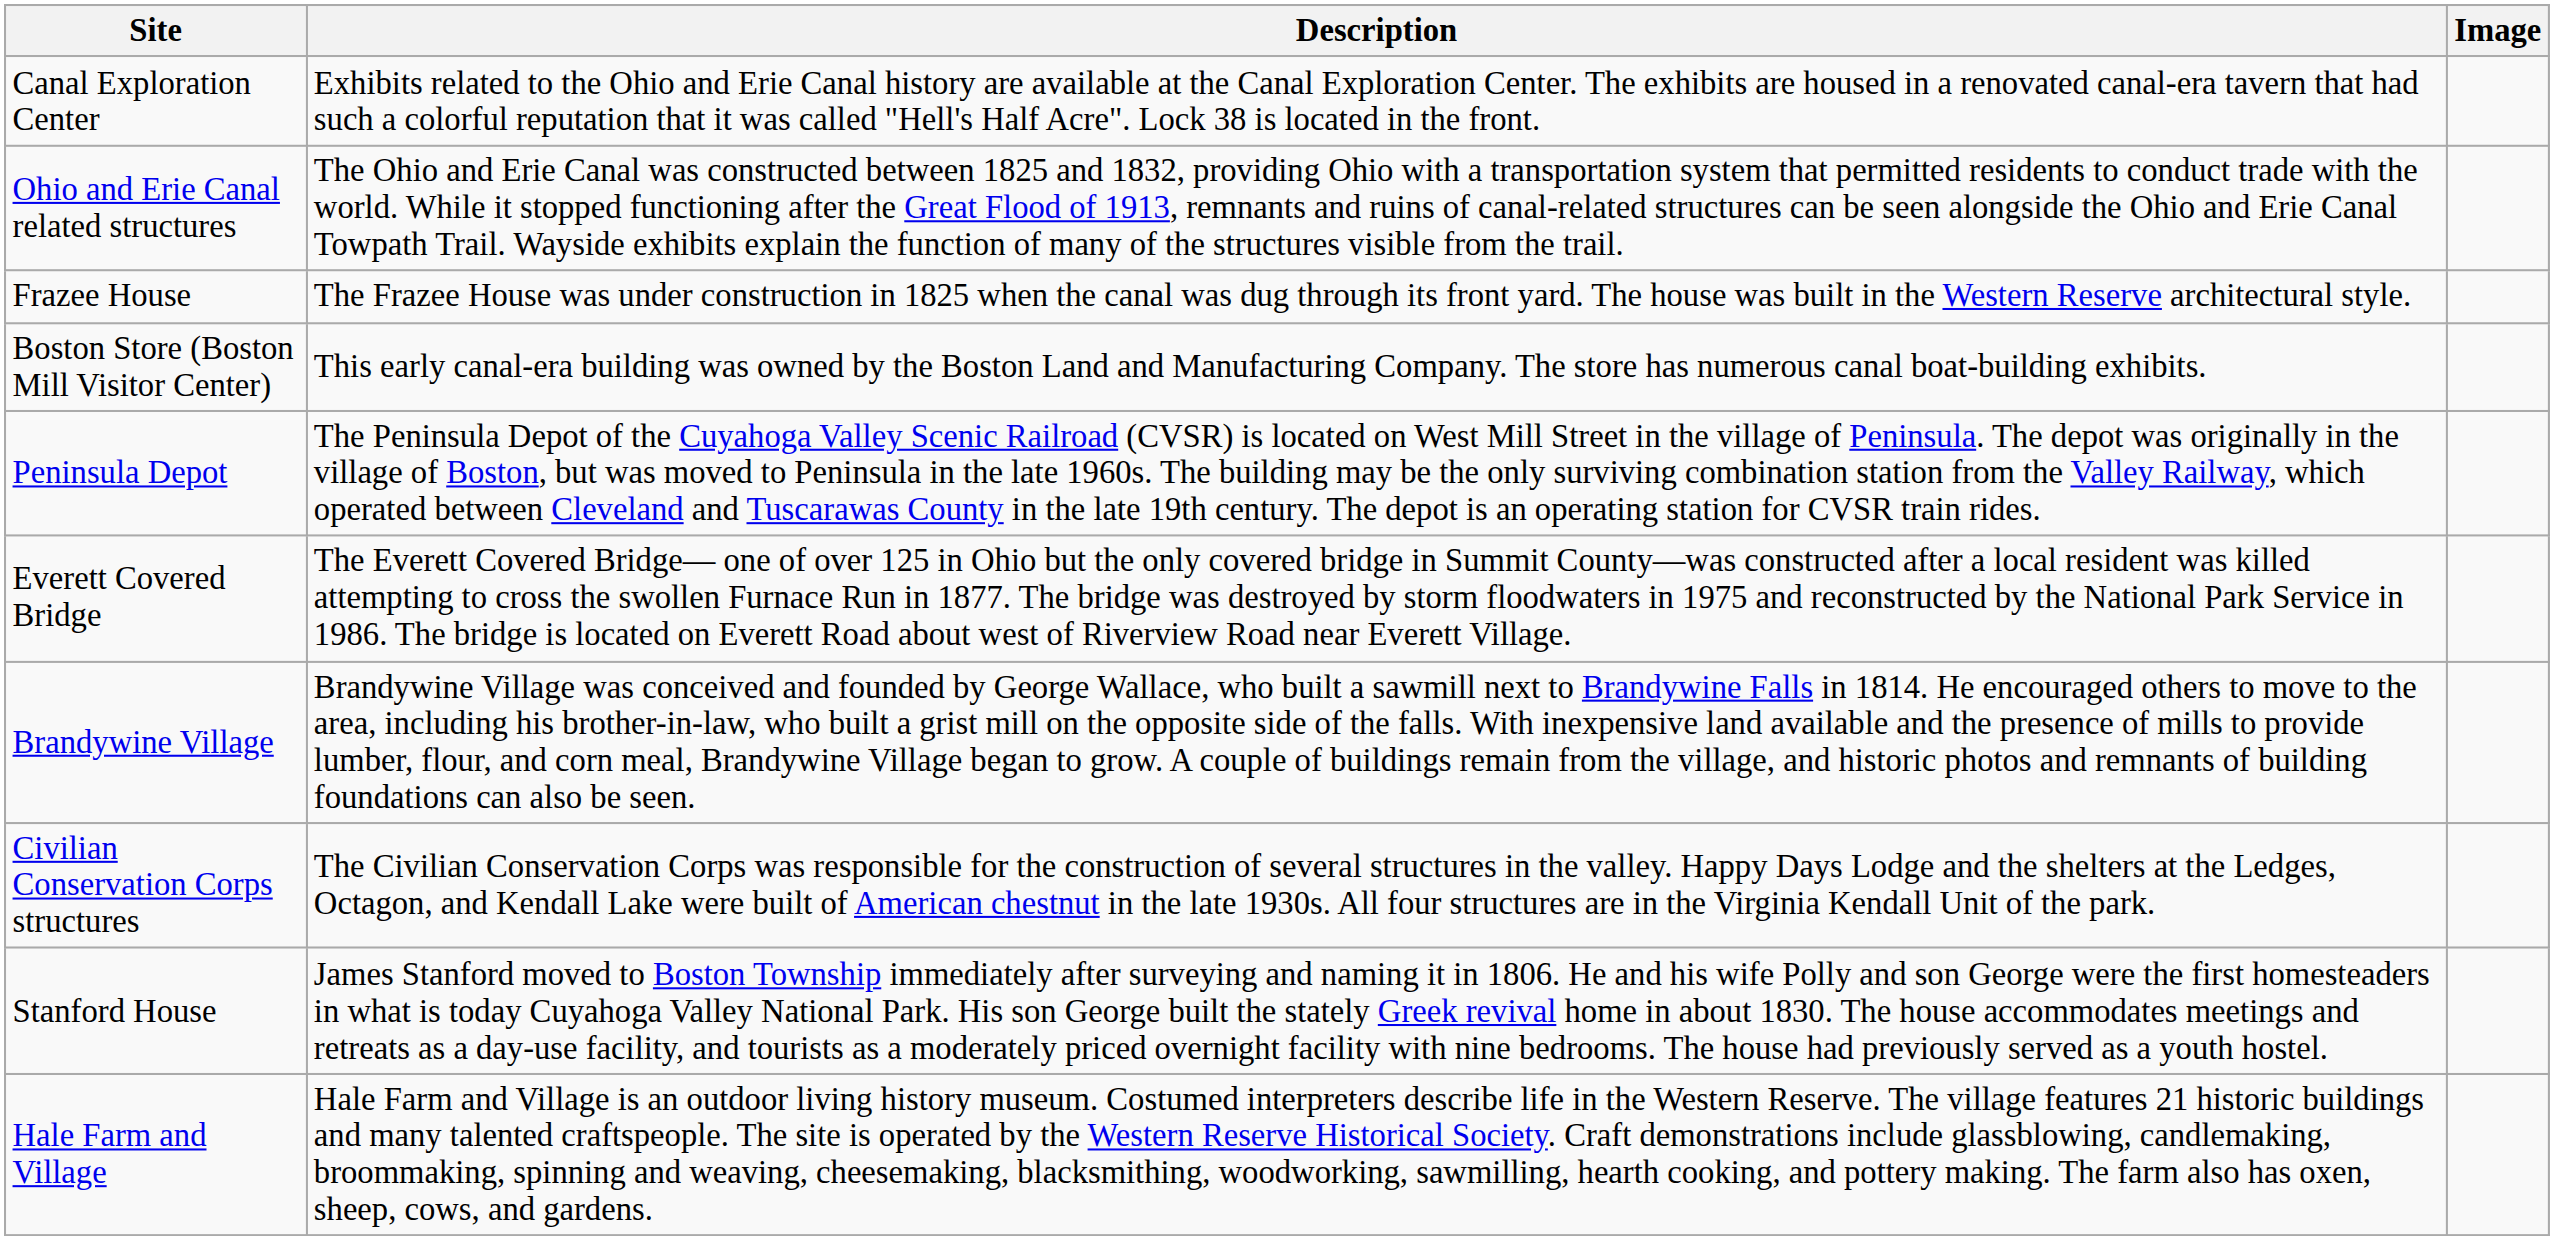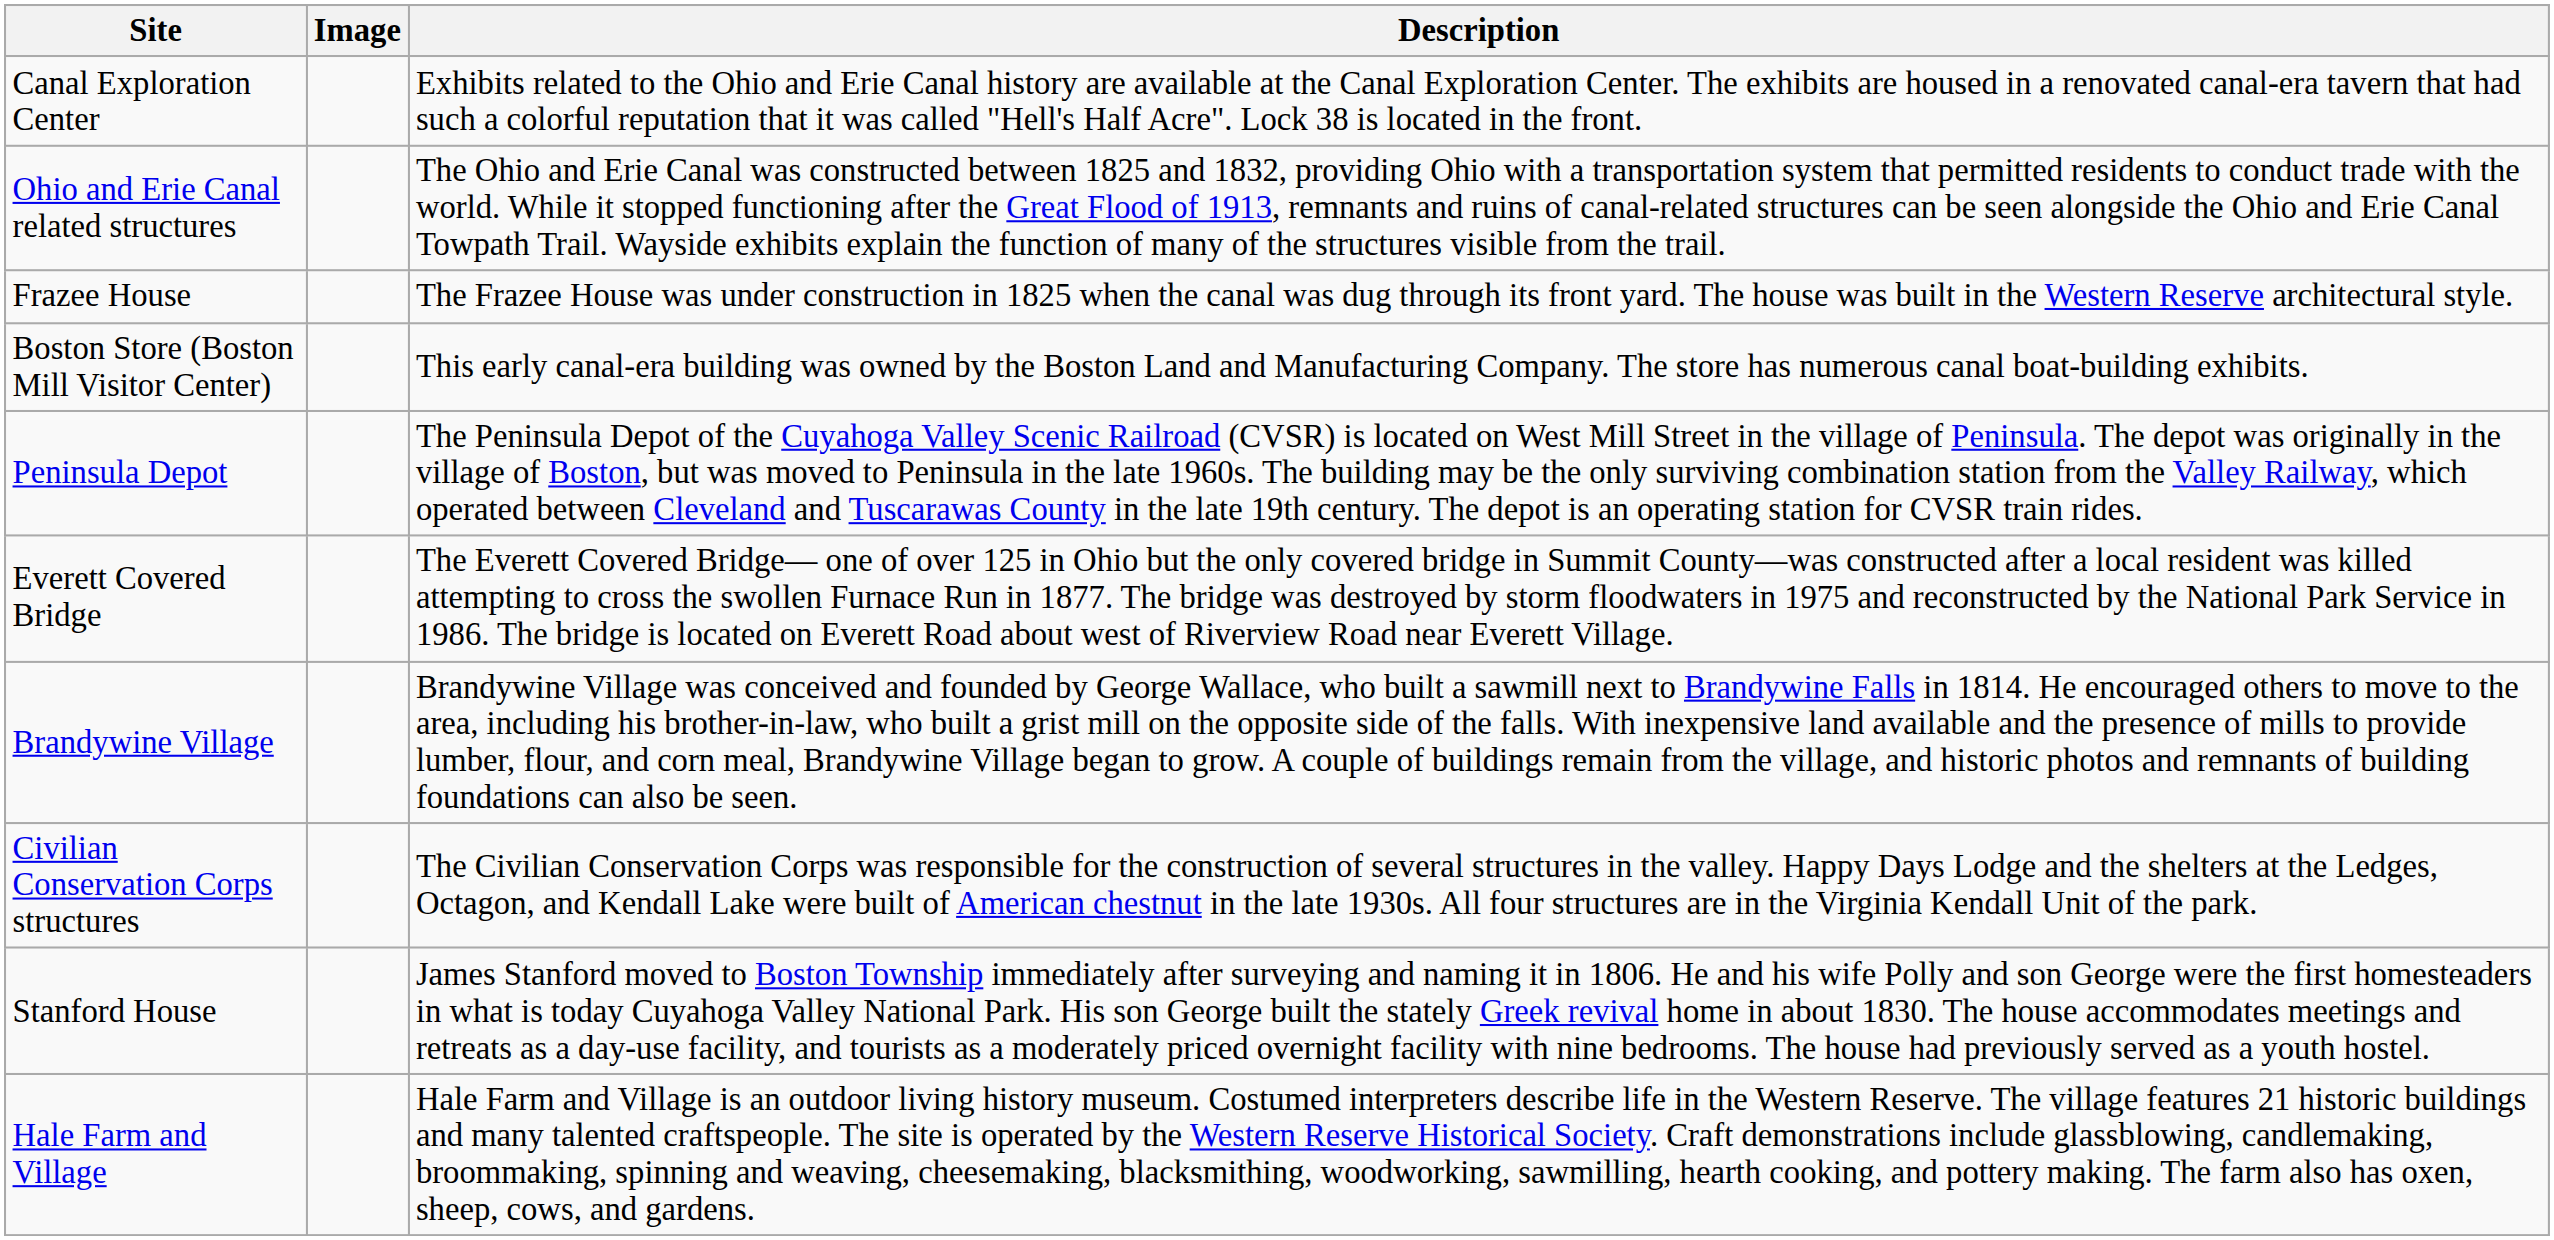columns swapped: (2498, 30) <-> (1377, 30)
